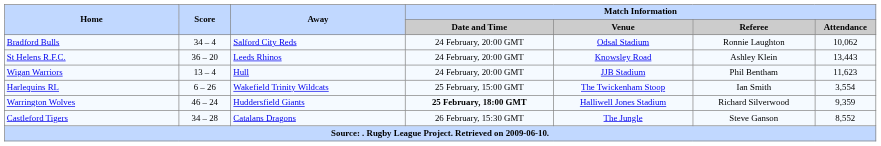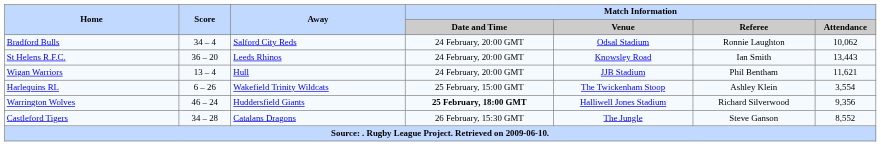(754, 57) Ashley Klein -> (754, 57) Ian Smith
(845, 72) 11,623 -> (845, 72) 11,621
(754, 87) Ian Smith -> (754, 87) Ashley Klein
(845, 103) 9,359 -> (845, 103) 9,356
